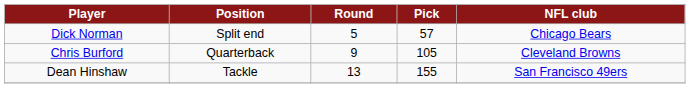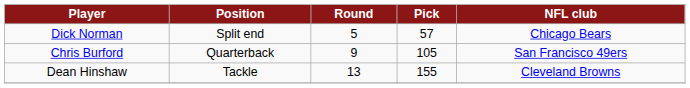(571, 53) Cleveland Browns -> (571, 53) San Francisco 49ers
(571, 72) San Francisco 49ers -> (571, 72) Cleveland Browns
